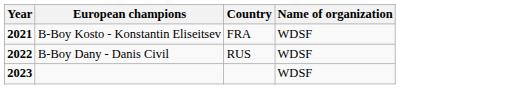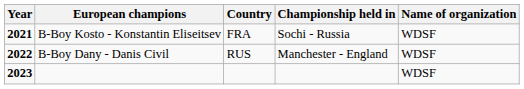+ column: (337, 14)
